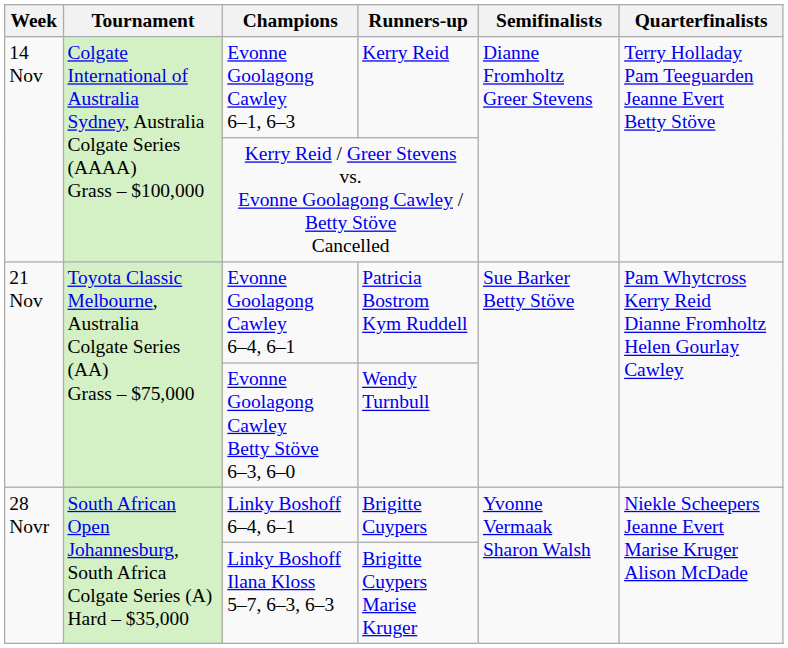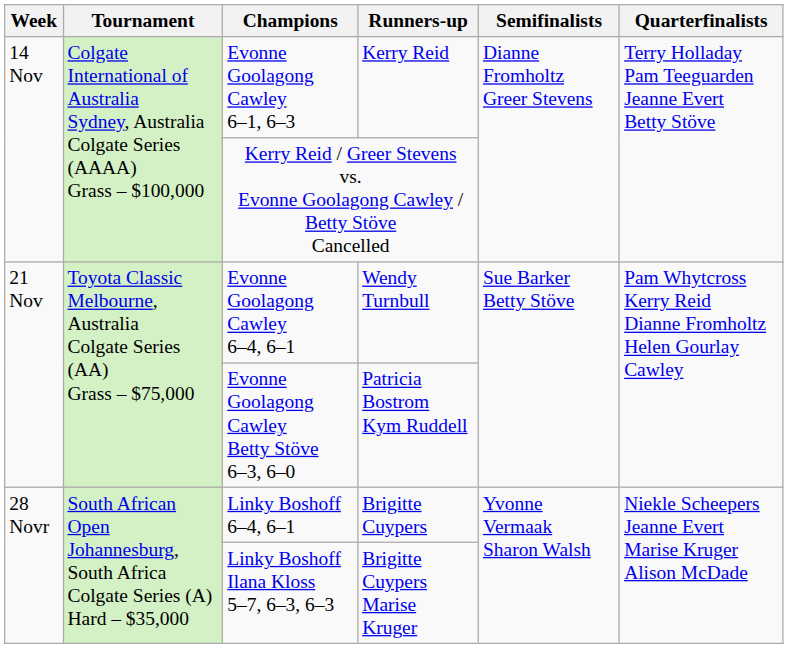(415, 301) Patricia Bostrom Kym Ruddell -> (396, 289) Wendy Turnbull
(396, 390) Wendy Turnbull -> (415, 402) Patricia Bostrom Kym Ruddell
